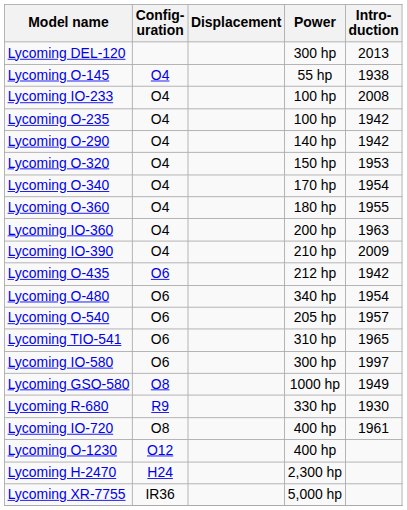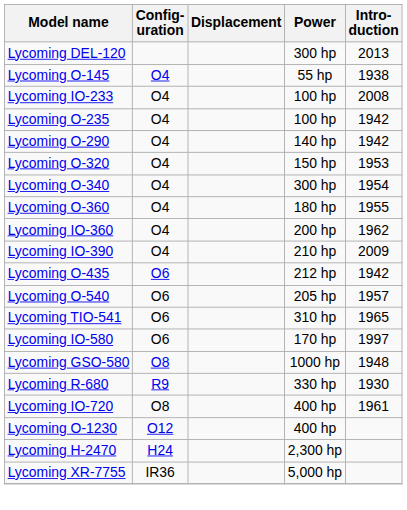(315, 185) 170 hp -> (315, 185) 300 hp
(374, 229) 1963 -> (374, 229) 1962
- row: (58, 296)
(315, 362) 300 hp -> (315, 340) 170 hp
(374, 384) 1949 -> (374, 362) 1948
